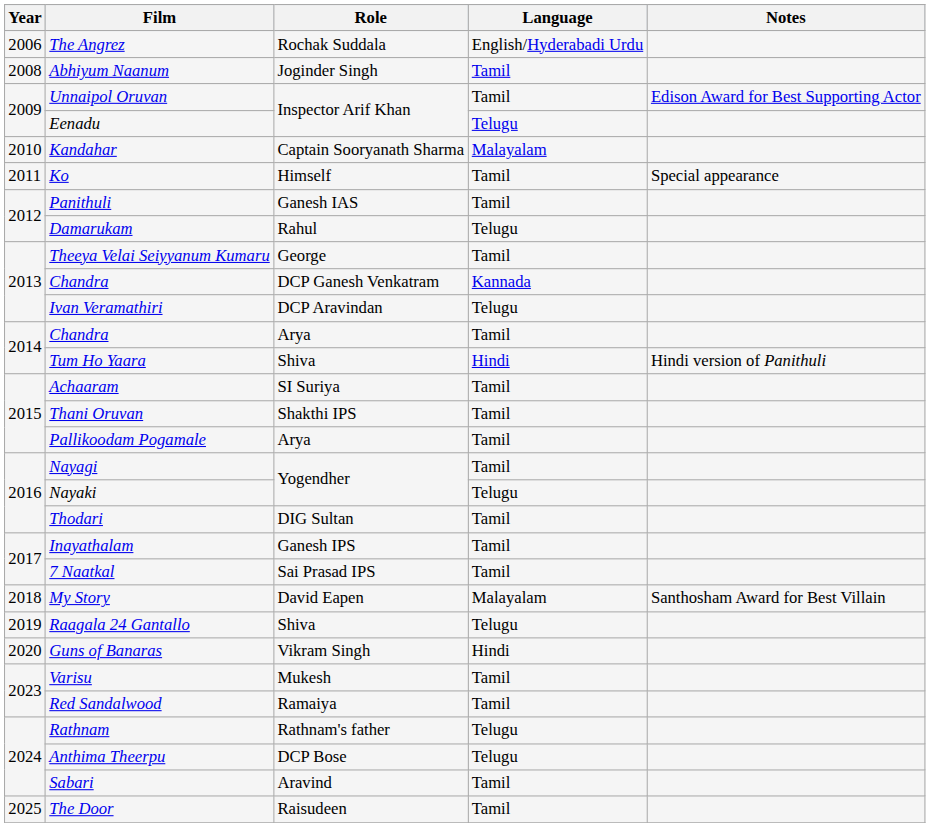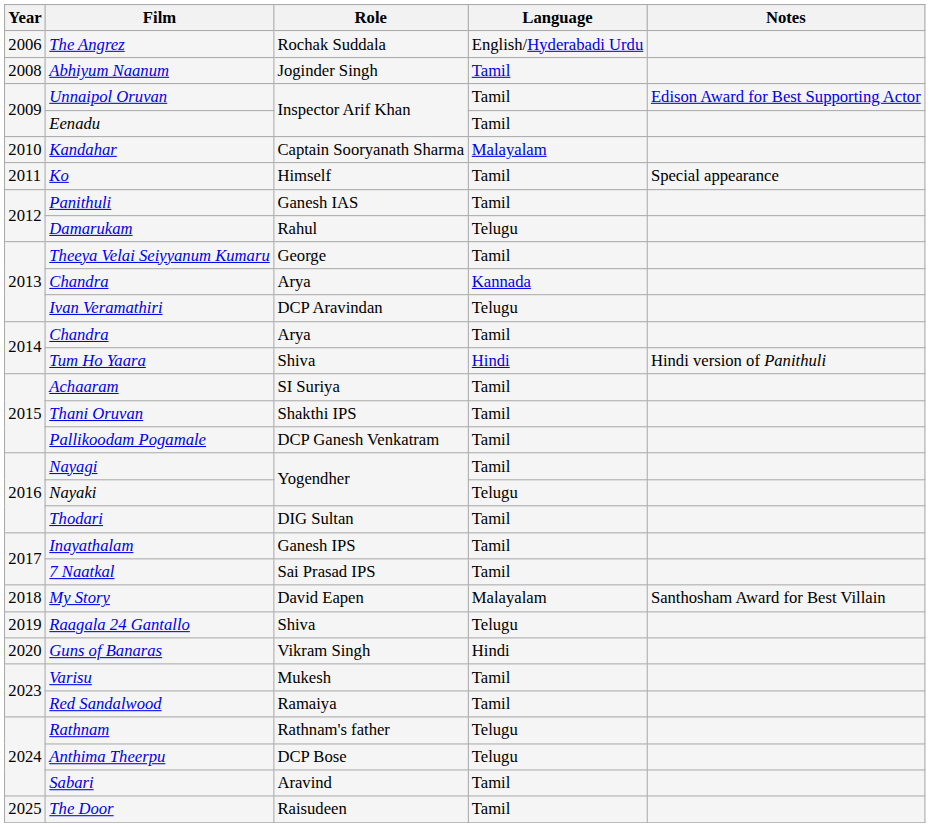(495, 123) Telugu -> (491, 123) Tamil
(358, 281) DCP Ganesh Venkatram -> (294, 281) Arya
(294, 439) Arya -> (358, 439) DCP Ganesh Venkatram
